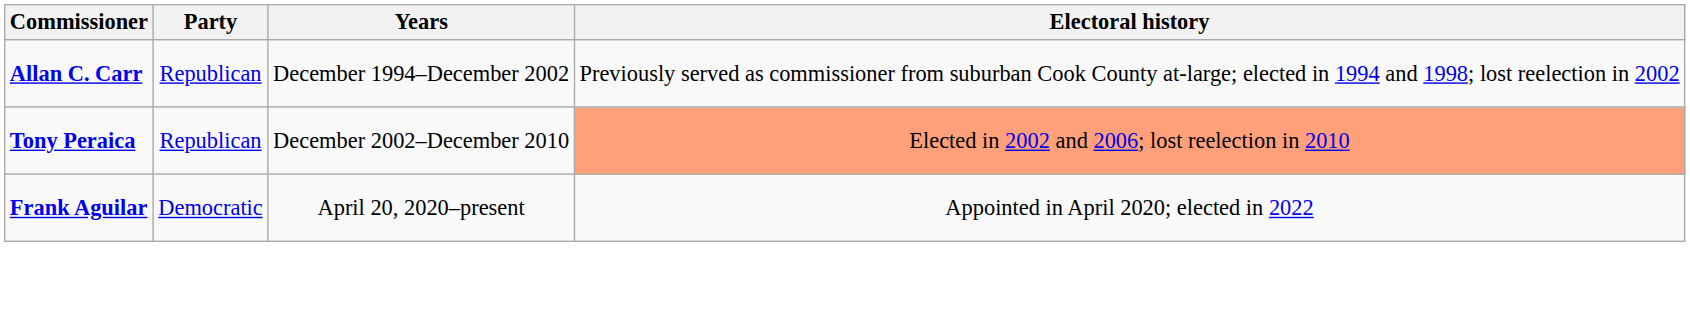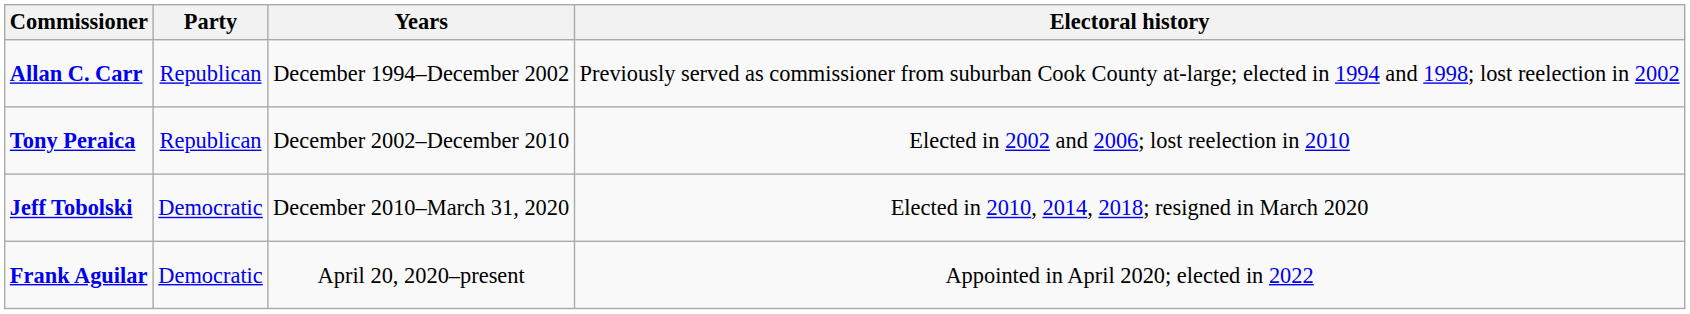(1130, 140) lightsalmon background -> (1130, 140) no background
+ row: (71, 208)
